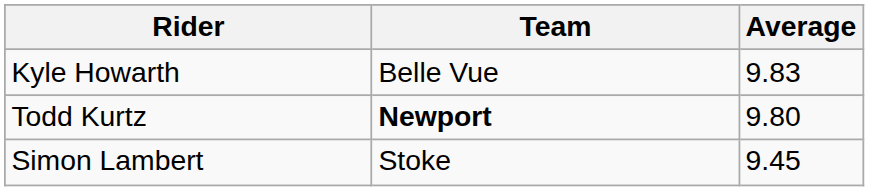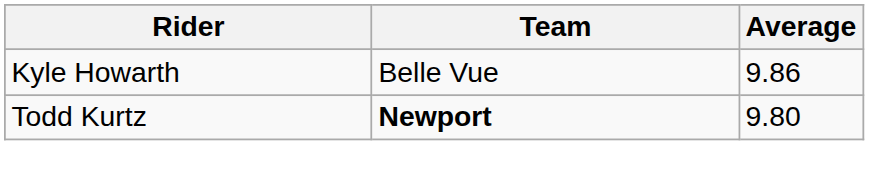(773, 71) 9.83 -> (773, 71) 9.86
- row: (107, 161)
